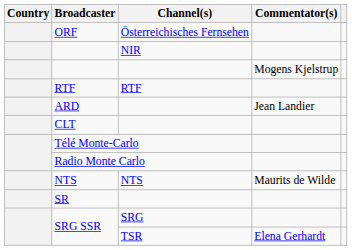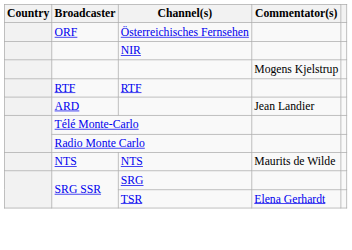- row: (65, 124)
- row: (62, 198)
